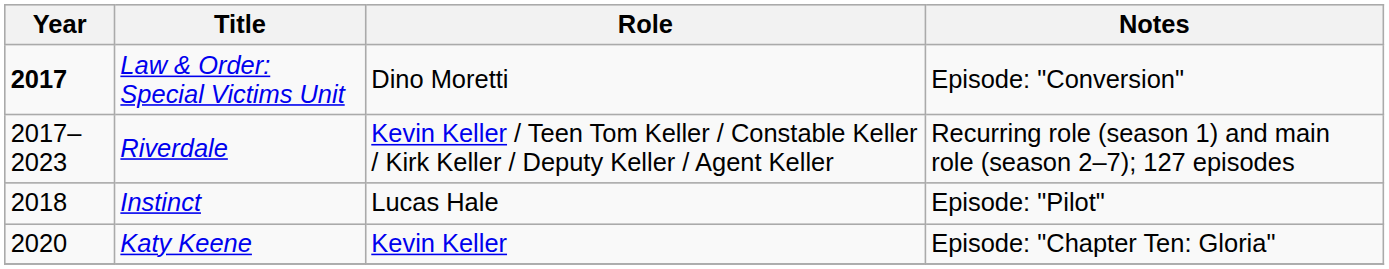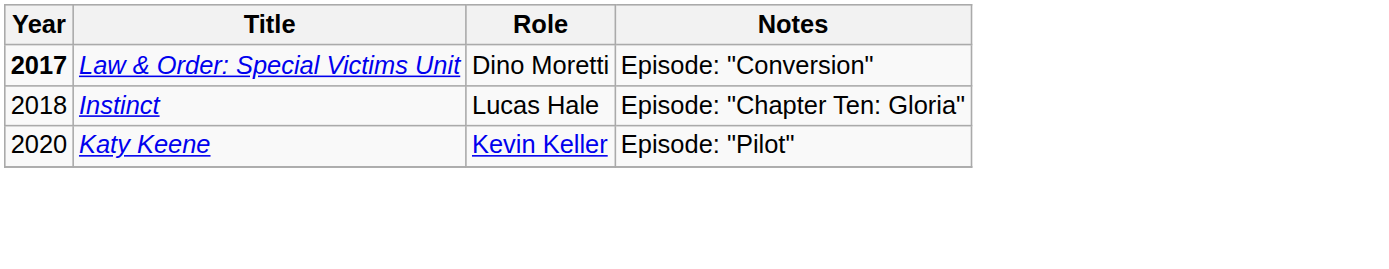- row: (174, 148)
(1018, 202) Episode: "Pilot" -> (793, 105) Episode: "Chapter Ten: Gloria"
(1103, 243) Episode: "Chapter Ten: Gloria" -> (708, 145) Episode: "Pilot"
